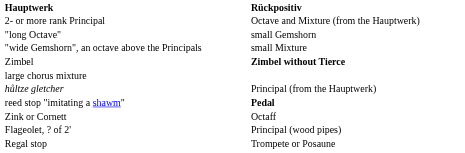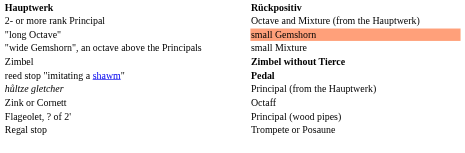(284, 34) no background -> (284, 34) lightsalmon background
- row: (46, 75)
rows swapped: (65, 103) <-> (34, 89)
